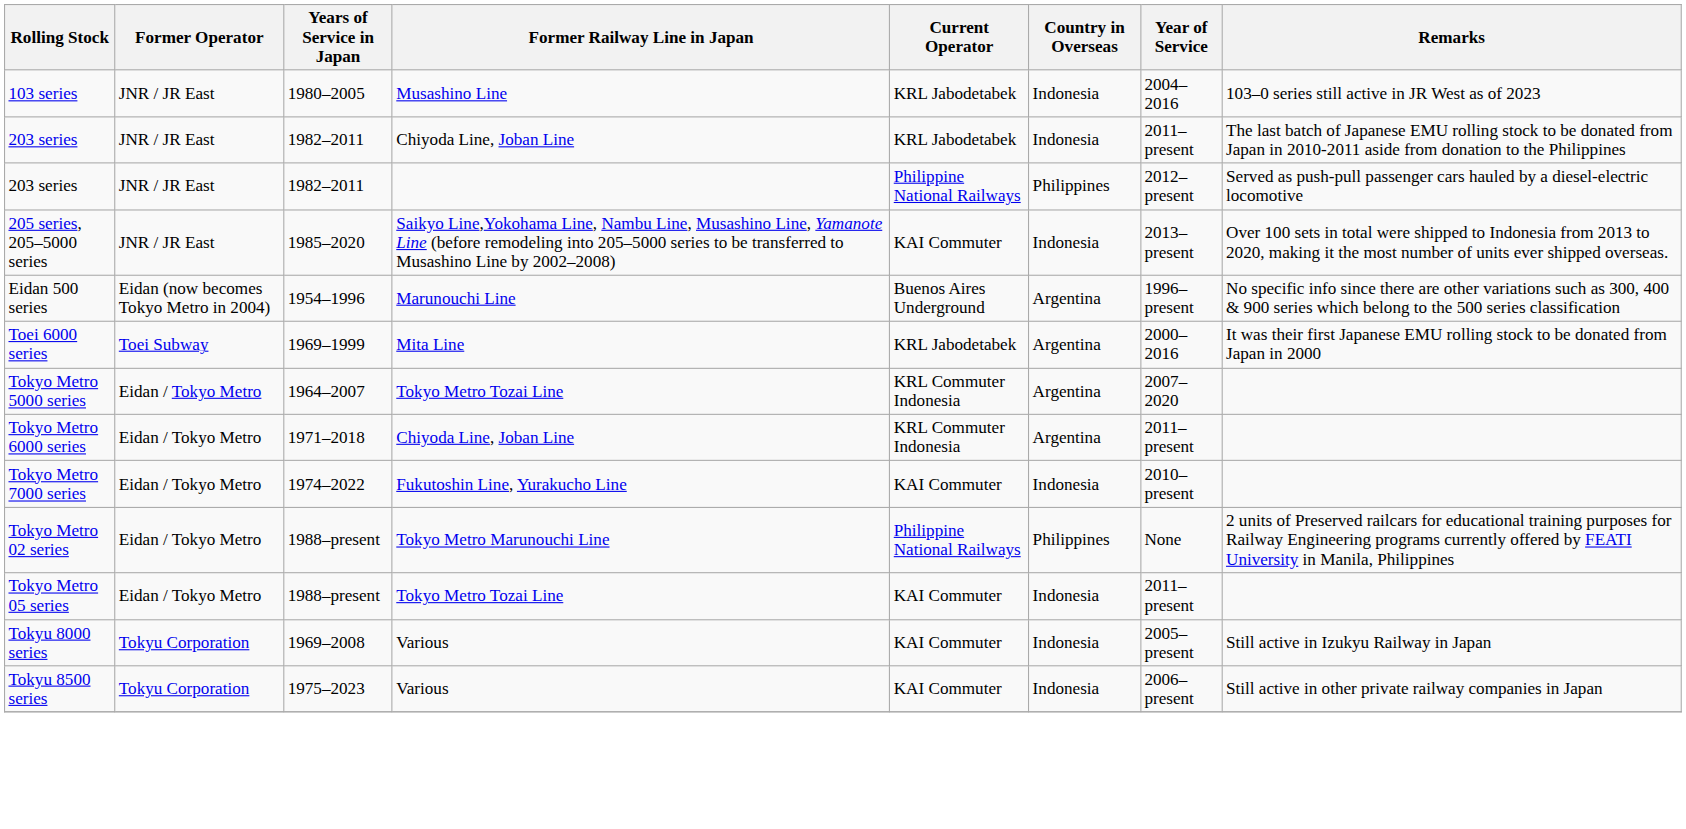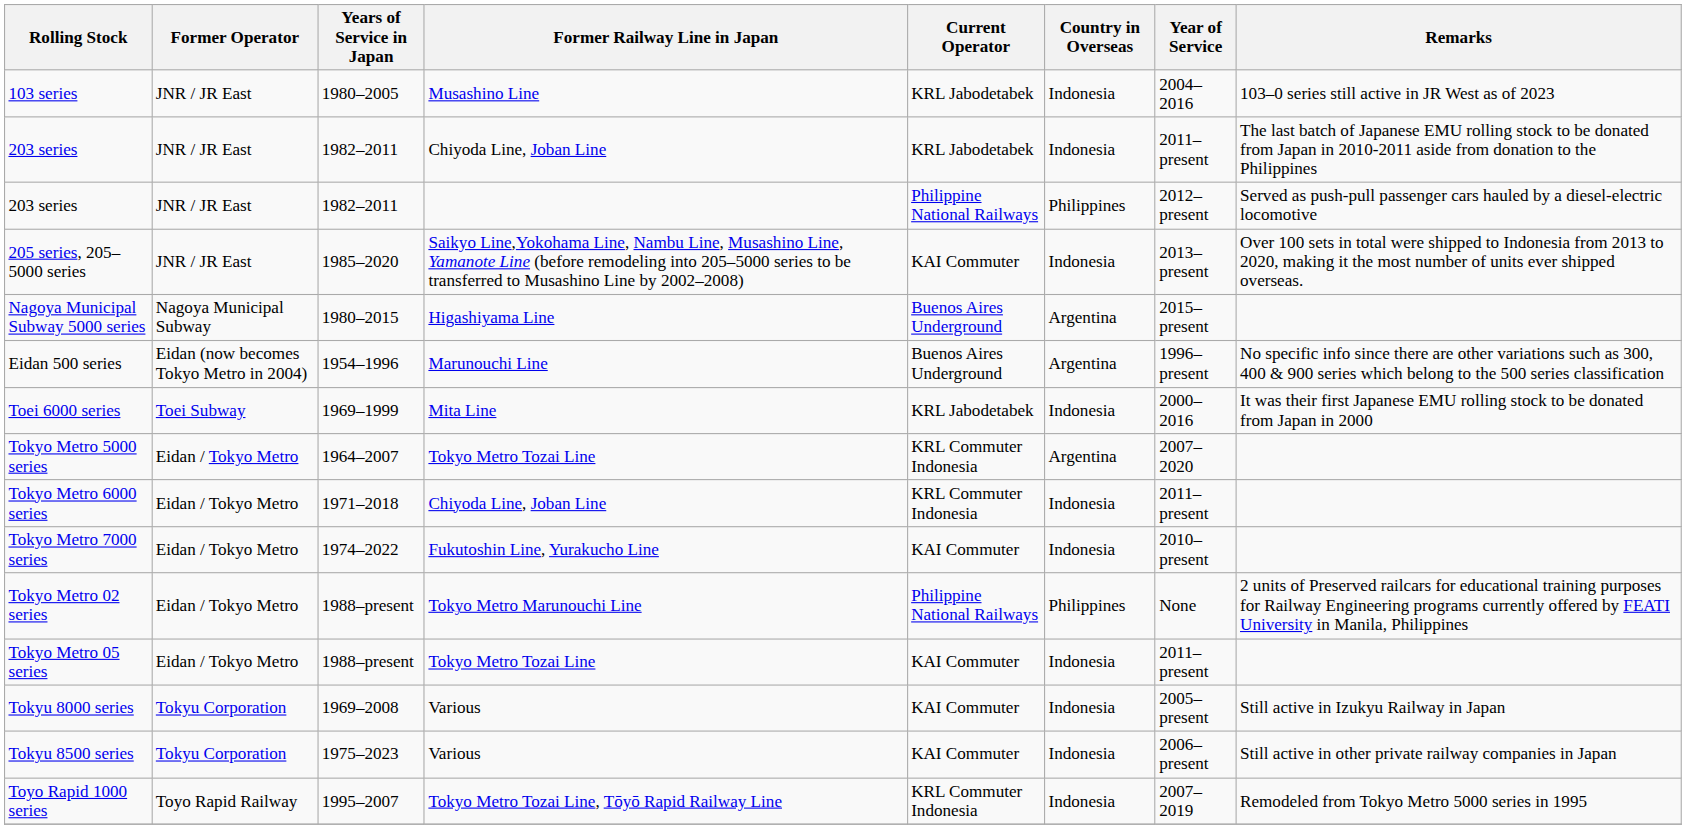+ row: (77, 317)
(1067, 344) Argentina -> (1082, 410) Indonesia
(1067, 437) Argentina -> (1082, 503) Indonesia
+ row: (68, 800)
